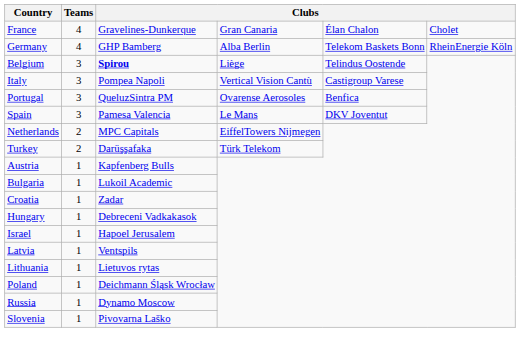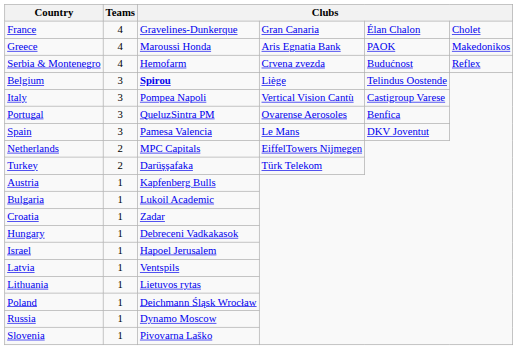- row: (27, 47)
+ row: (22, 47)
+ row: (54, 64)
